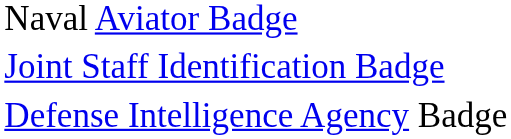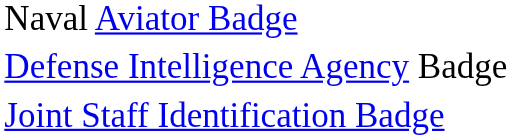rows swapped: (224, 66) <-> (256, 115)
